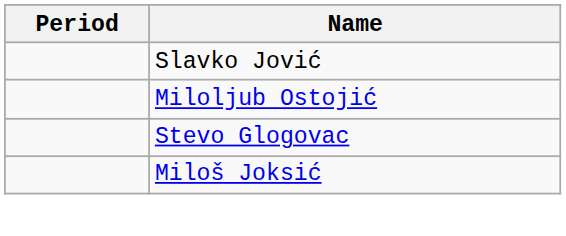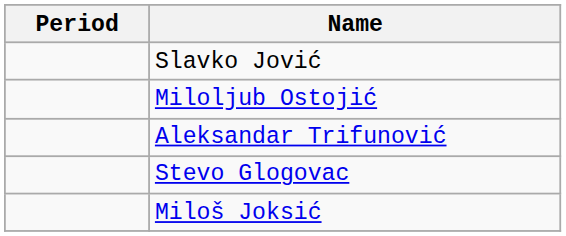+ row: (301, 137)
